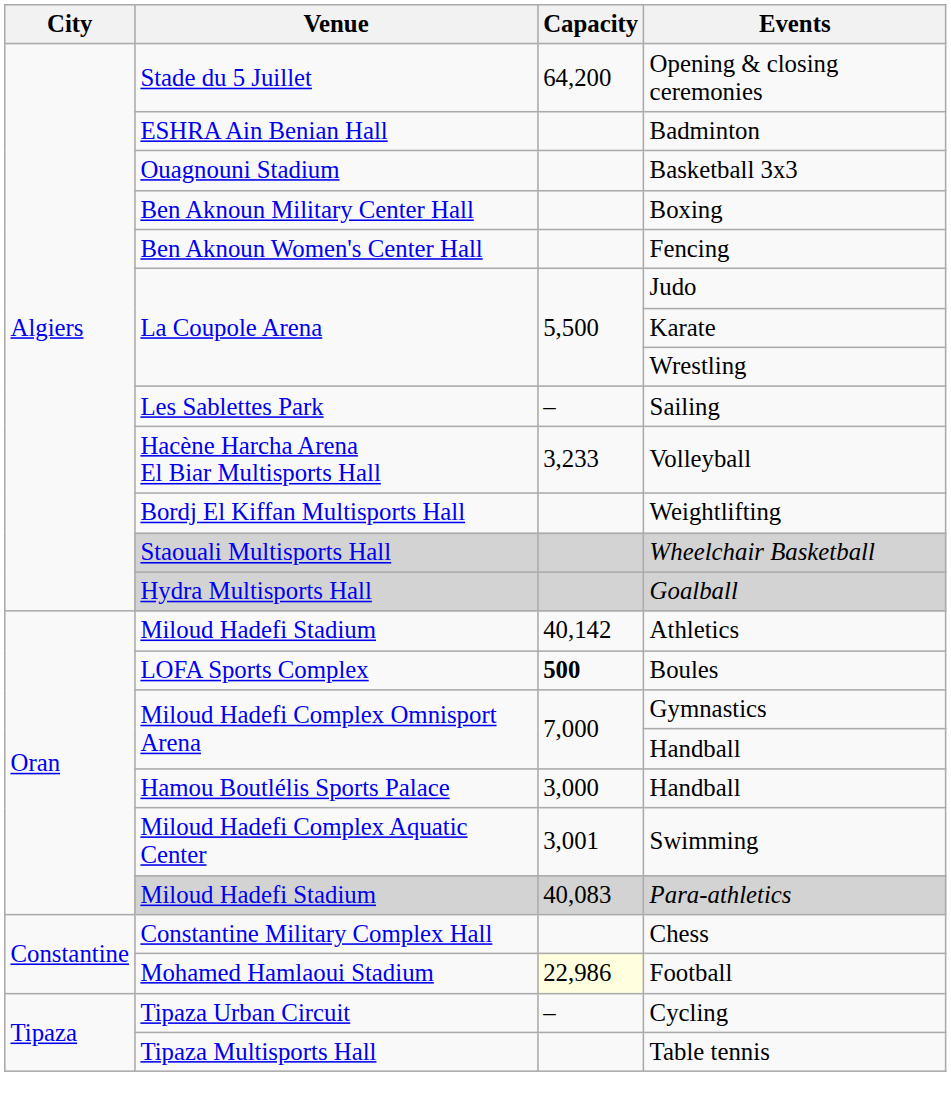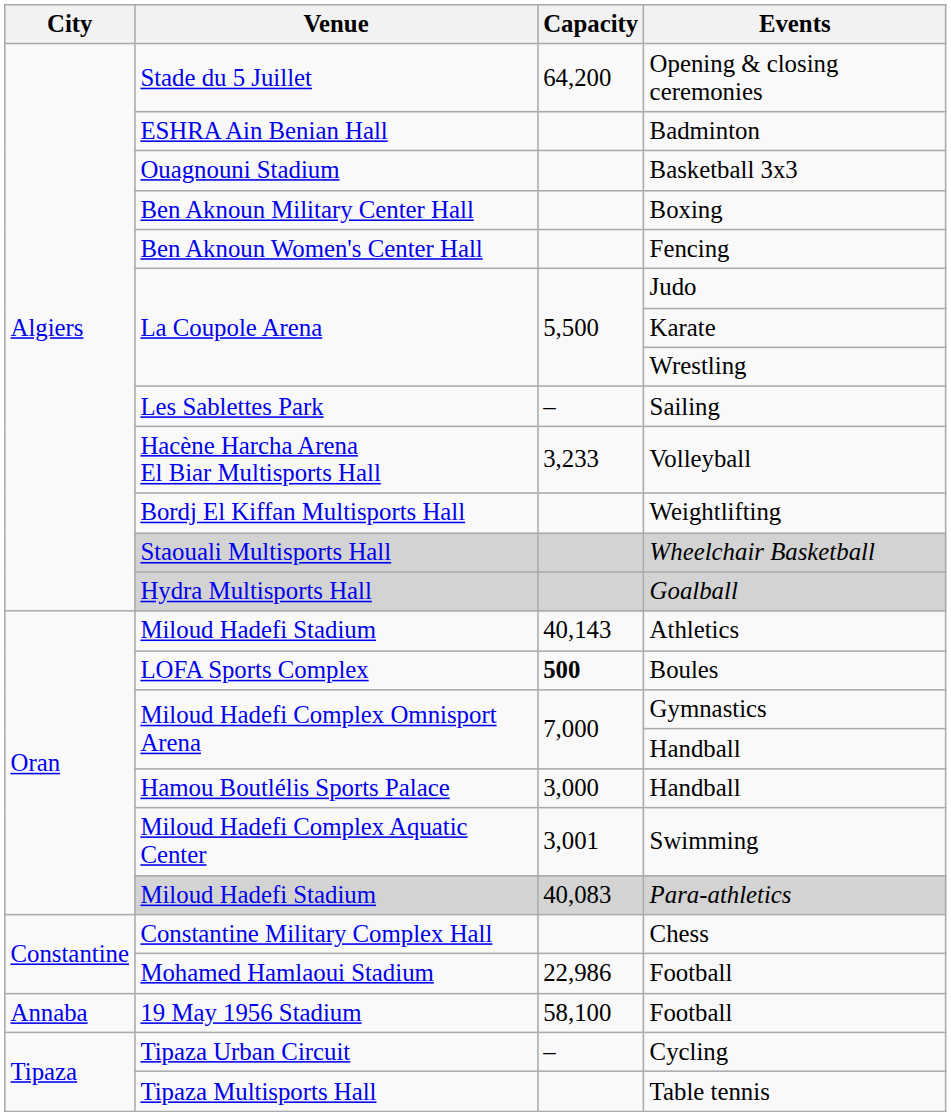(577, 630) 40,142 -> (577, 630) 40,143
(577, 973) lightyellow background -> (577, 973) no background
+ row: (251, 1012)
